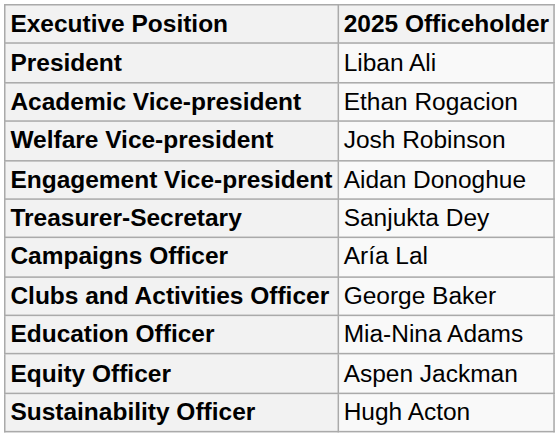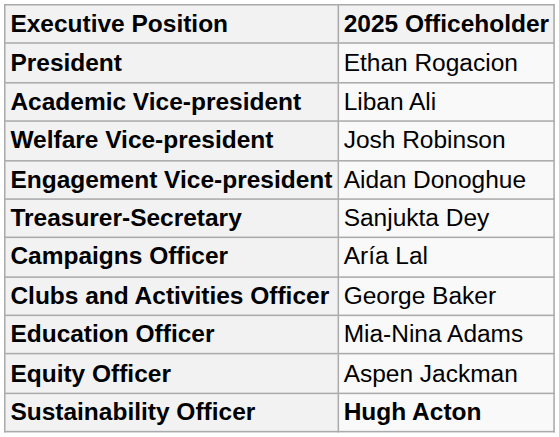(390, 62) Liban Ali -> (431, 62) Ethan Rogacion
(431, 101) Ethan Rogacion -> (390, 101) Liban Ali
(407, 412) normal -> (413, 412) bold
